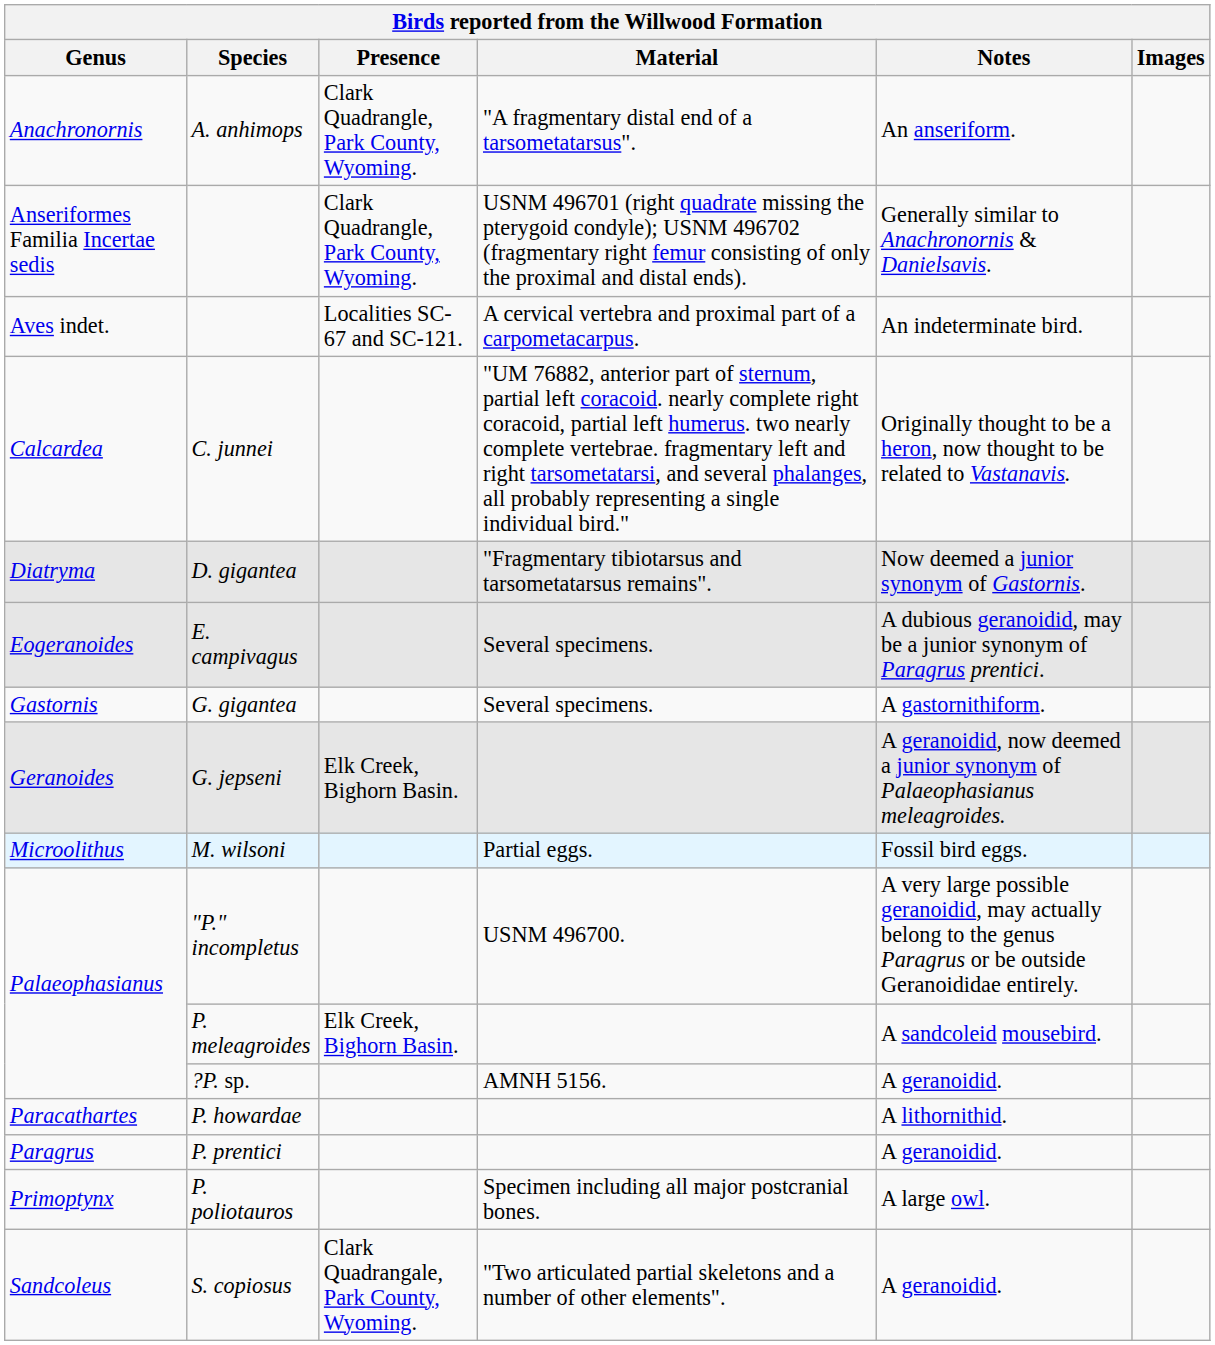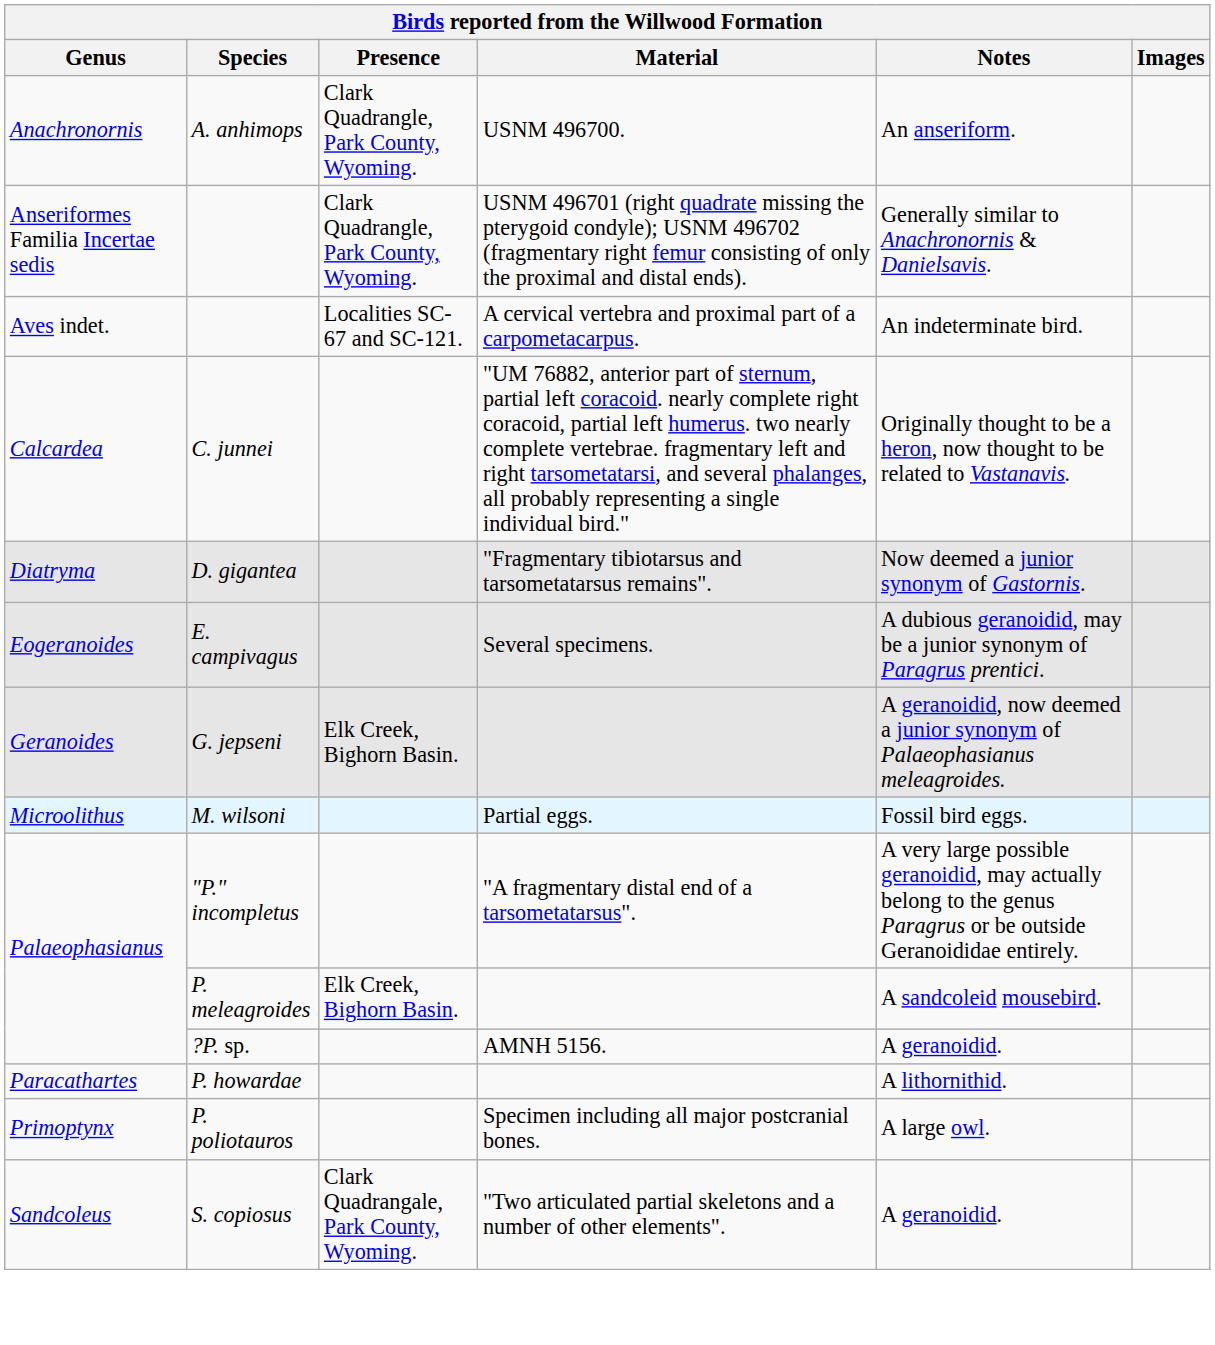(618, 130) "A fragmentary distal end of a tarsometatarsus". -> (554, 130) USNM 496700.
- row: (54, 704)
(554, 935) USNM 496700. -> (618, 900) "A fragmentary distal end of a tarsometatarsus".
- row: (52, 1151)
